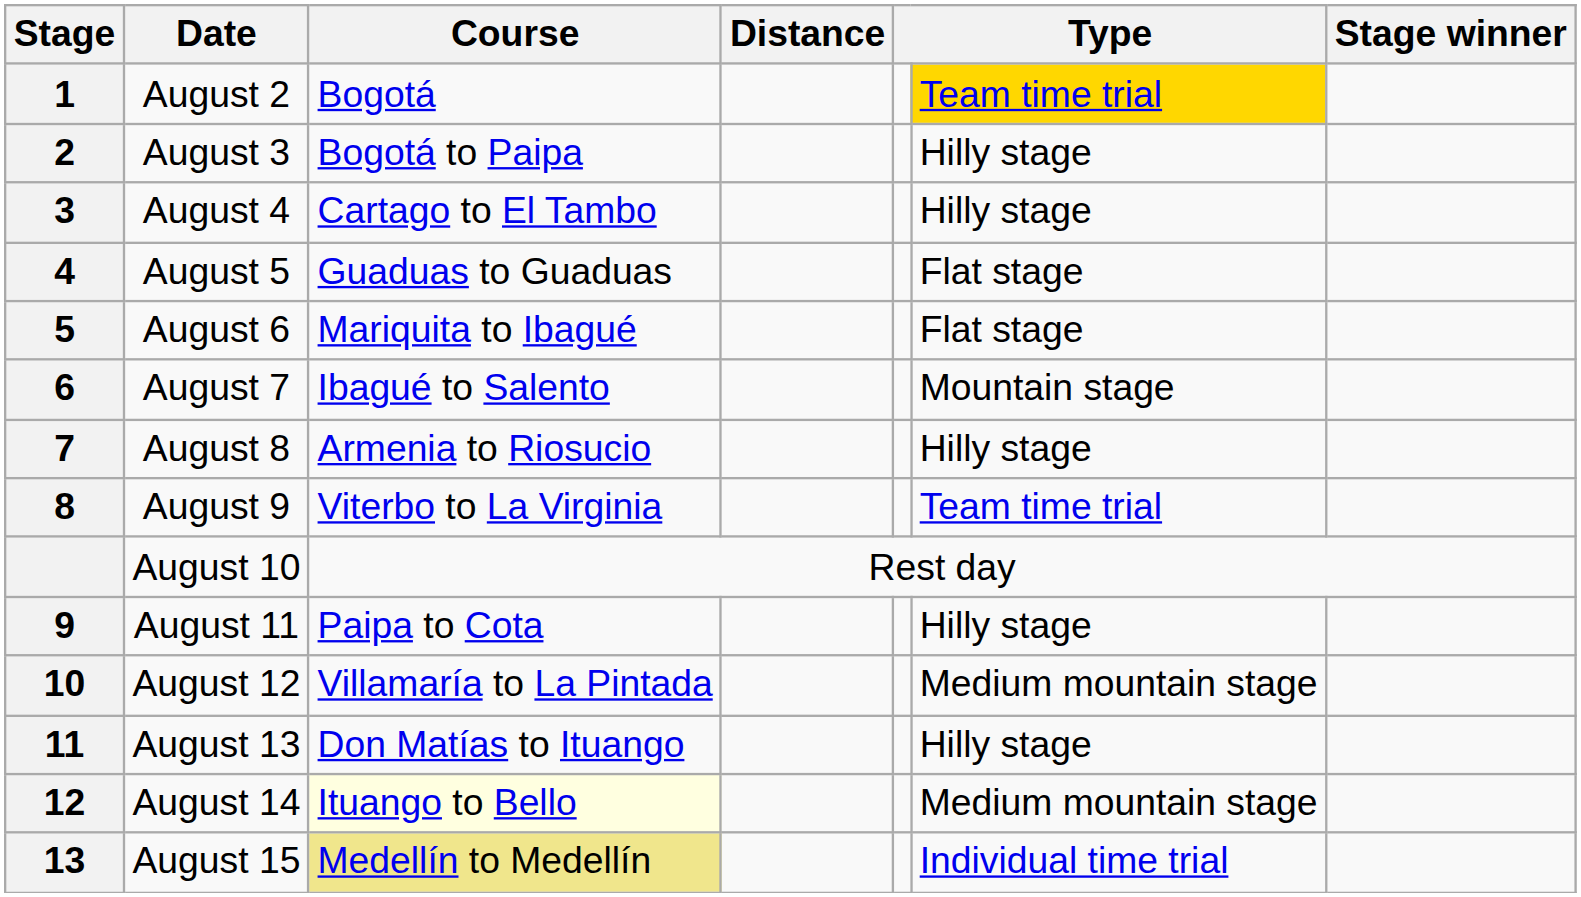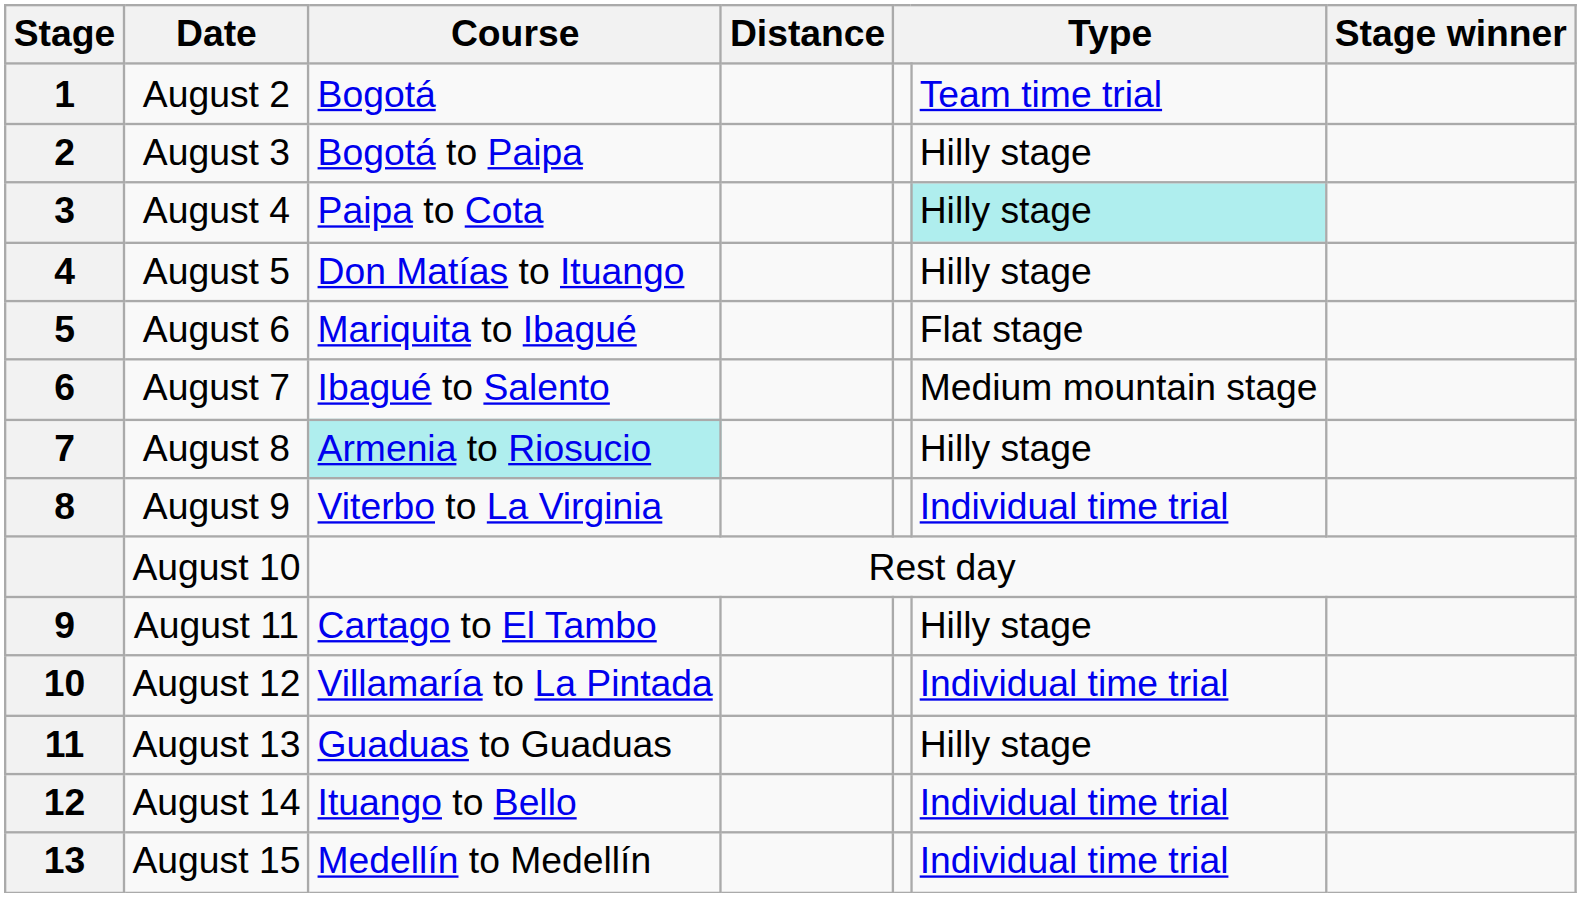(1041, 93) gold background -> (1041, 93) no background
(487, 211) Cartago to El Tambo -> (431, 211) Paipa to Cota
(1006, 211) no background -> (1006, 211) paleturquoise background
(495, 270) Guaduas to Guaduas -> (501, 270) Don Matías to Ituango
(1002, 270) Flat stage -> (1006, 270) Hilly stage
(1047, 388) Mountain stage -> (1119, 388) Medium mountain stage
(484, 447) no background -> (484, 447) paleturquoise background
(1041, 507) Team time trial -> (1074, 507) Individual time trial
(431, 625) Paipa to Cota -> (487, 625) Cartago to El Tambo
(1119, 684) Medium mountain stage -> (1074, 684) Individual time trial
(501, 743) Don Matías to Ituango -> (495, 743) Guaduas to Guaduas
(447, 802) lightyellow background -> (447, 802) no background
(1119, 802) Medium mountain stage -> (1074, 802) Individual time trial
(484, 861) khaki background -> (484, 861) no background
